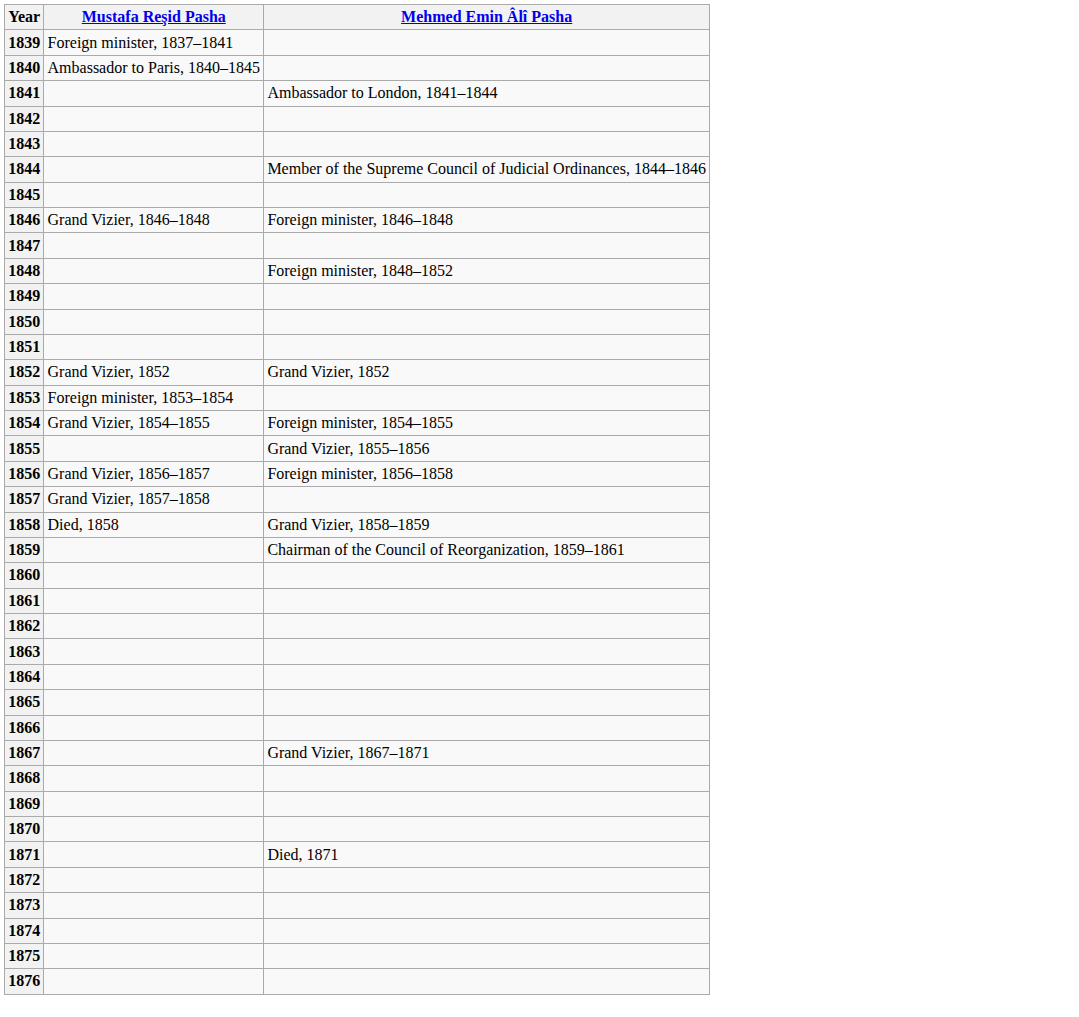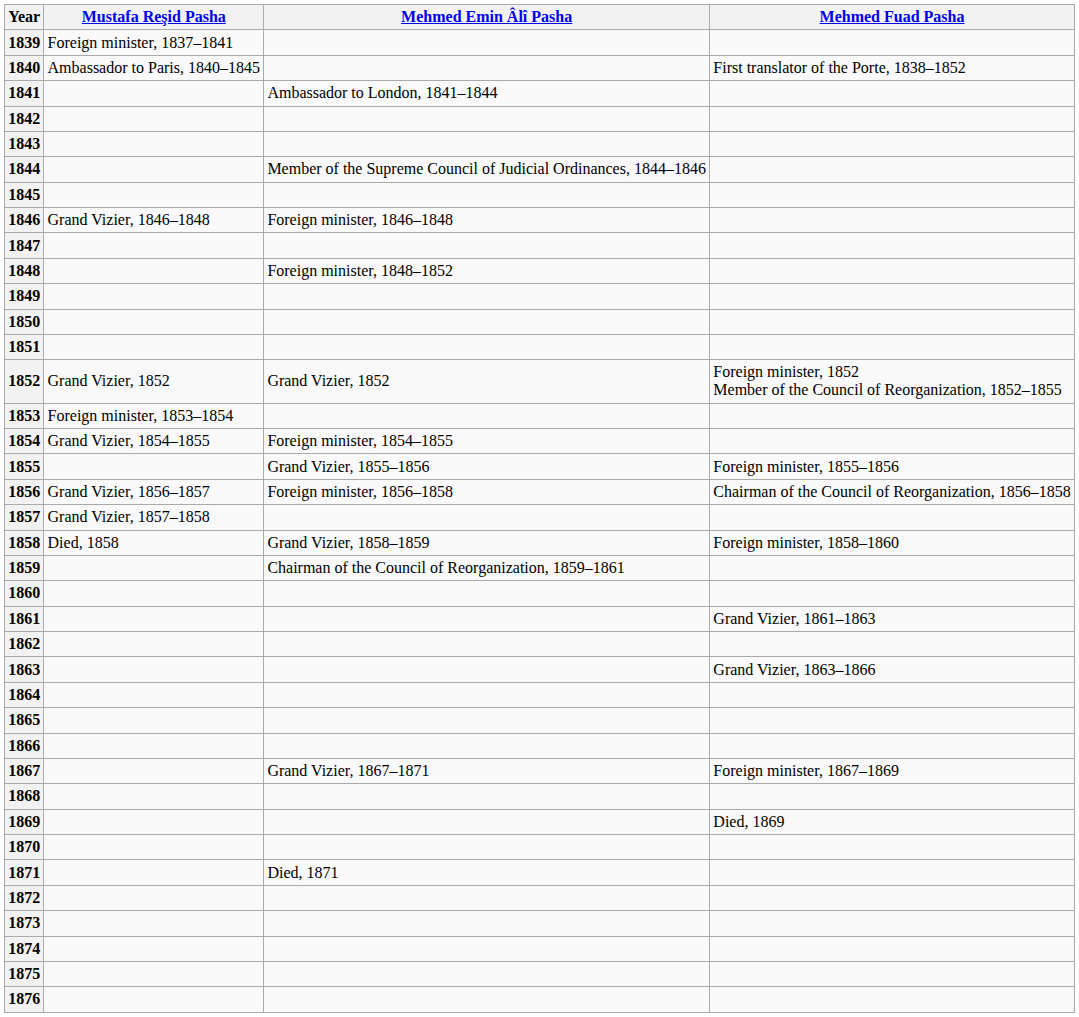+ column: (892, 17)
